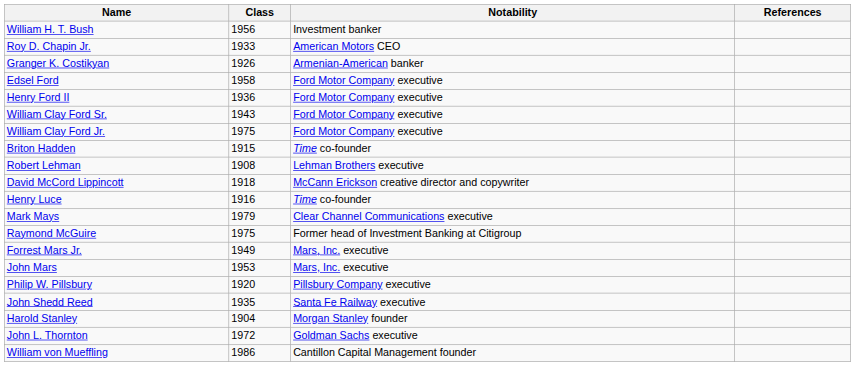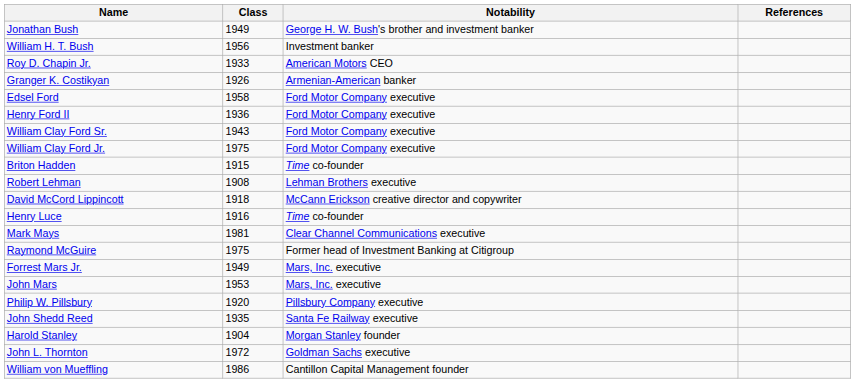+ row: (43, 30)
(243, 217) 1979 -> (237, 234) 1981
